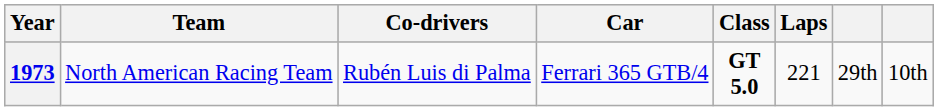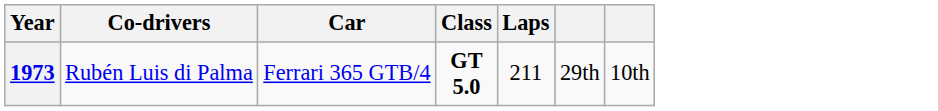- column: (199, 23)
(804, 73) 221 -> (526, 73) 211
